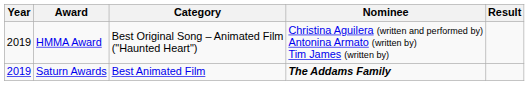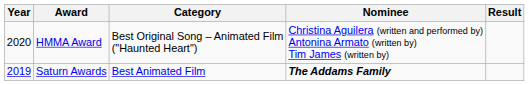(19, 42) 2019 -> (19, 42) 2020
